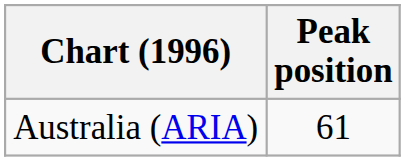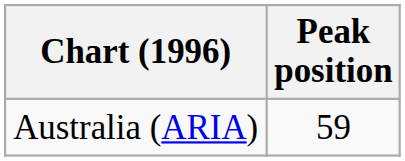(333, 126) 61 -> (333, 126) 59
